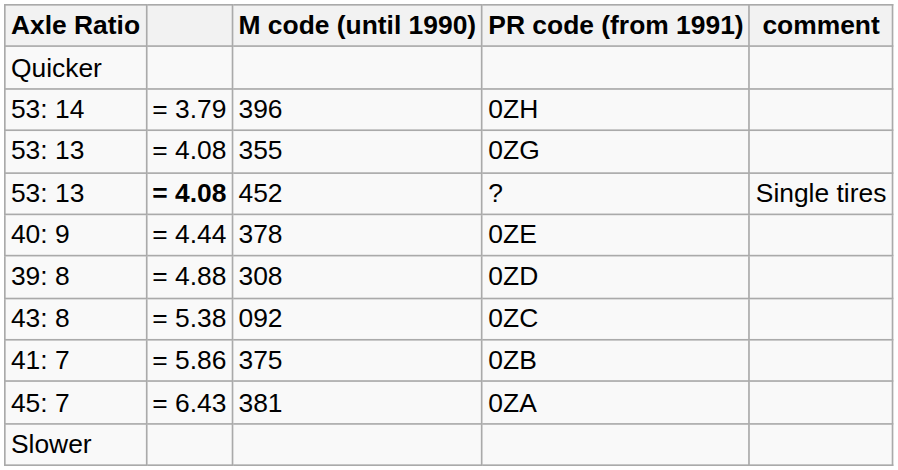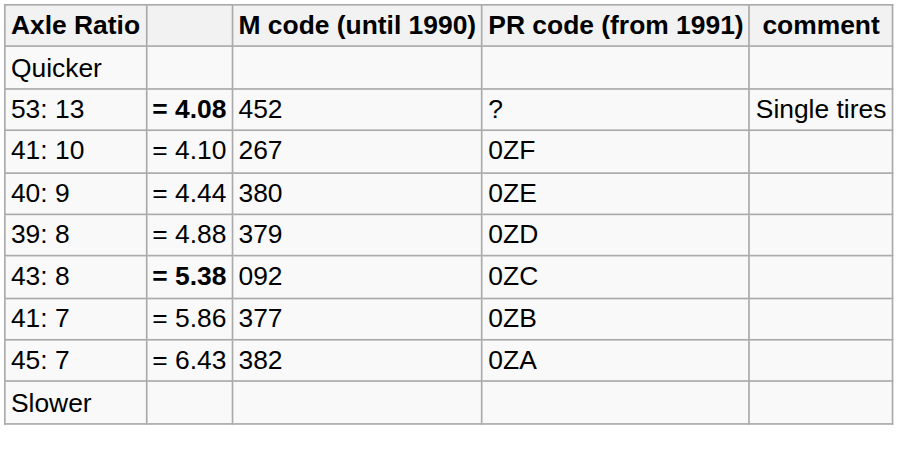- row: (48, 109)
- row: (48, 151)
+ row: (48, 151)
(261, 234) 378 -> (261, 192) 380
(261, 276) 308 -> (261, 234) 379
(189, 318) normal -> (189, 276) bold
(261, 360) 375 -> (261, 318) 377
(261, 402) 381 -> (261, 360) 382
